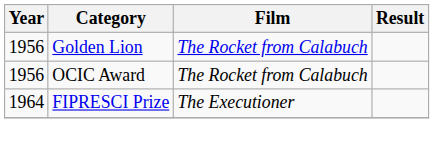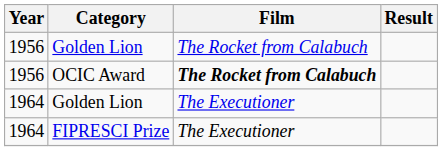(273, 74) normal -> (277, 74) bold
+ row: (26, 103)
